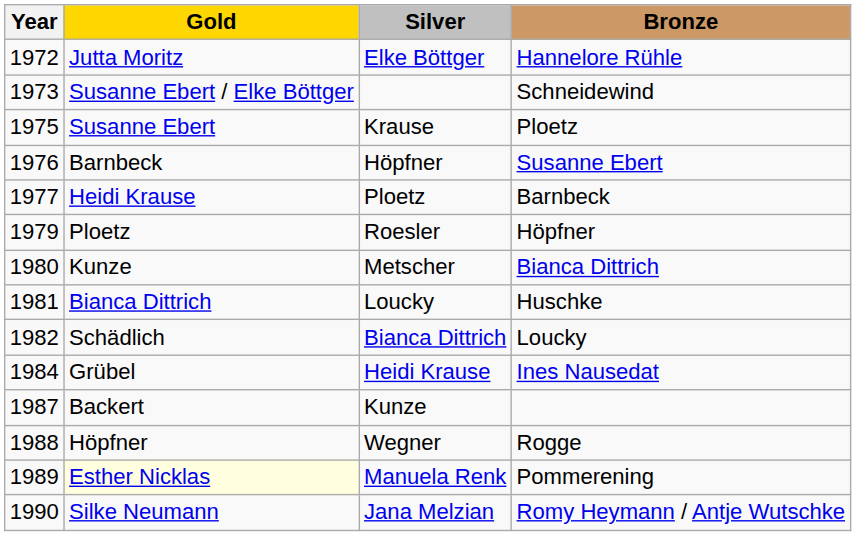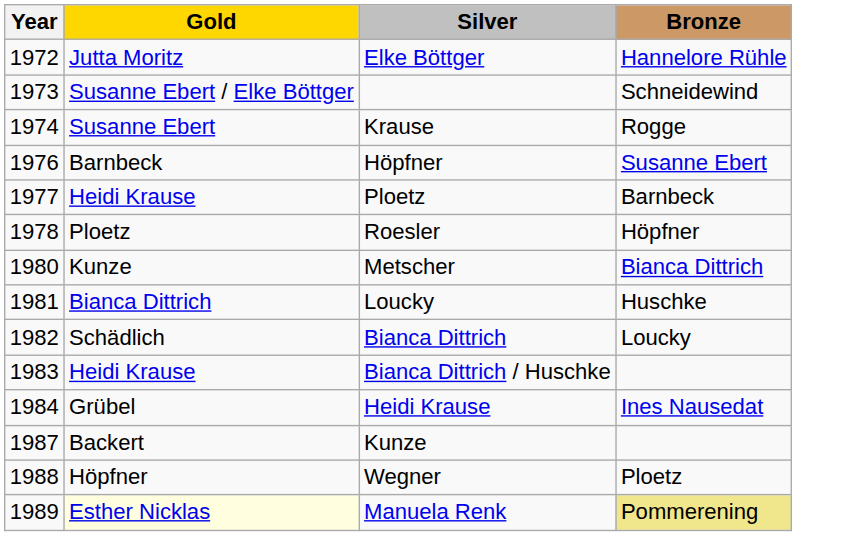(34, 127) 1975 -> (34, 127) 1974
(547, 127) Ploetz -> (653, 127) Rogge
(34, 232) 1979 -> (34, 232) 1978
+ row: (487, 372)
(549, 442) Rogge -> (652, 477) Ploetz
(585, 477) no background -> (690, 512) khaki background
- row: (429, 512)
